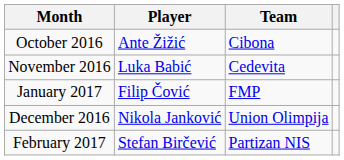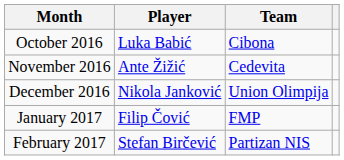(152, 42) Ante Žižić -> (155, 42) Luka Babić
(155, 67) Luka Babić -> (152, 67) Ante Žižić
rows swapped: (59, 117) <-> (59, 92)
